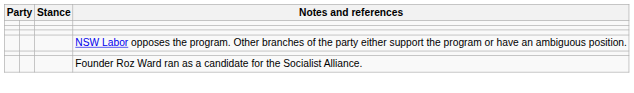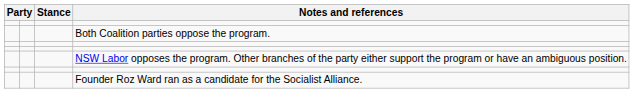+ row: (12, 33)
